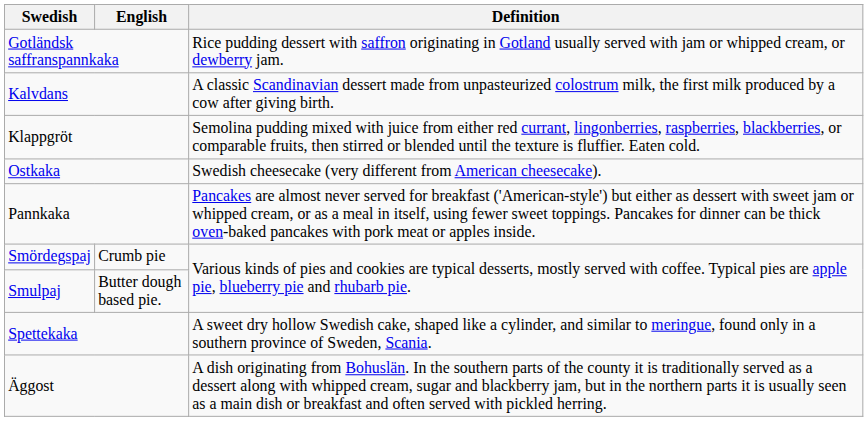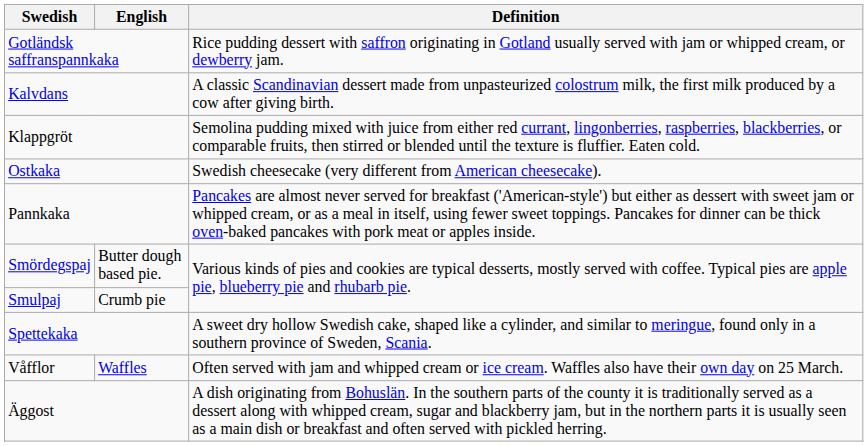(132, 256) Crumb pie -> (140, 265) Butter dough based pie.
(140, 290) Butter dough based pie. -> (132, 299) Crumb pie
+ row: (31, 367)
